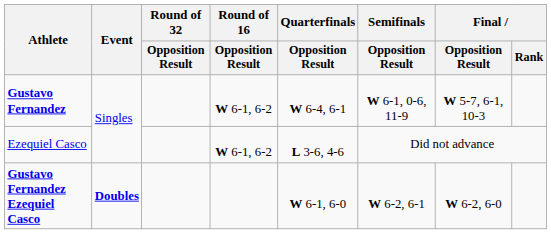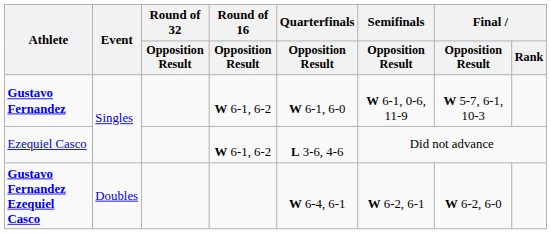(318, 108) W 6-4, 6-1 -> (317, 108) W 6-1, 6-0
(117, 196) bold -> (117, 196) normal
(318, 203) W 6-1, 6-0 -> (317, 203) W 6-4, 6-1
